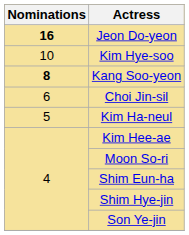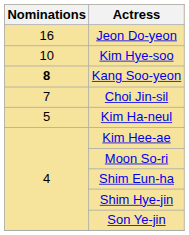(47, 35) bold -> (47, 35) normal
(47, 96) 6 -> (47, 96) 7
